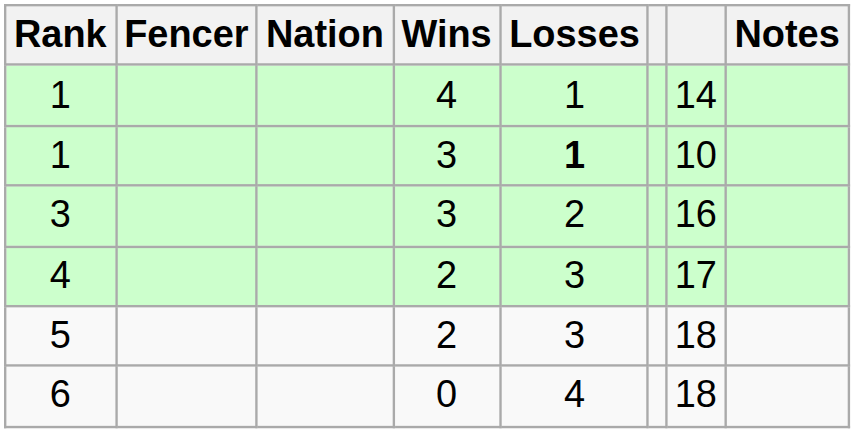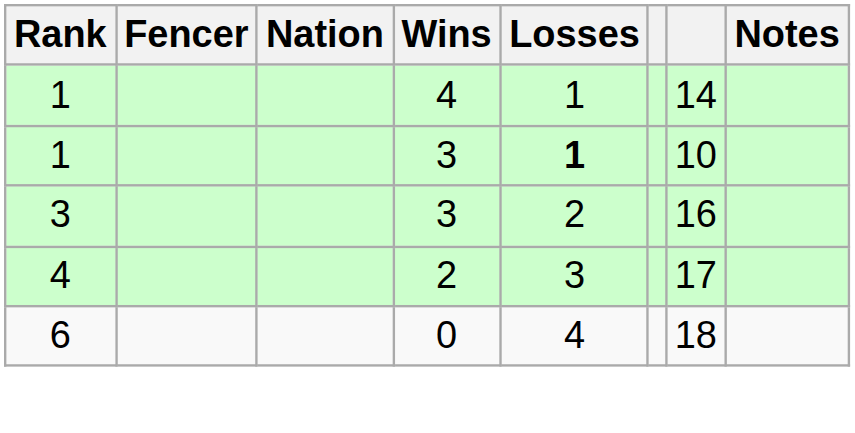- row: (60, 335)
